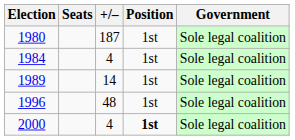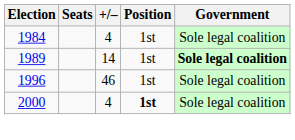- row: (32, 37)
(233, 80) normal -> (232, 59) bold
(109, 102) 48 -> (108, 80) 46
